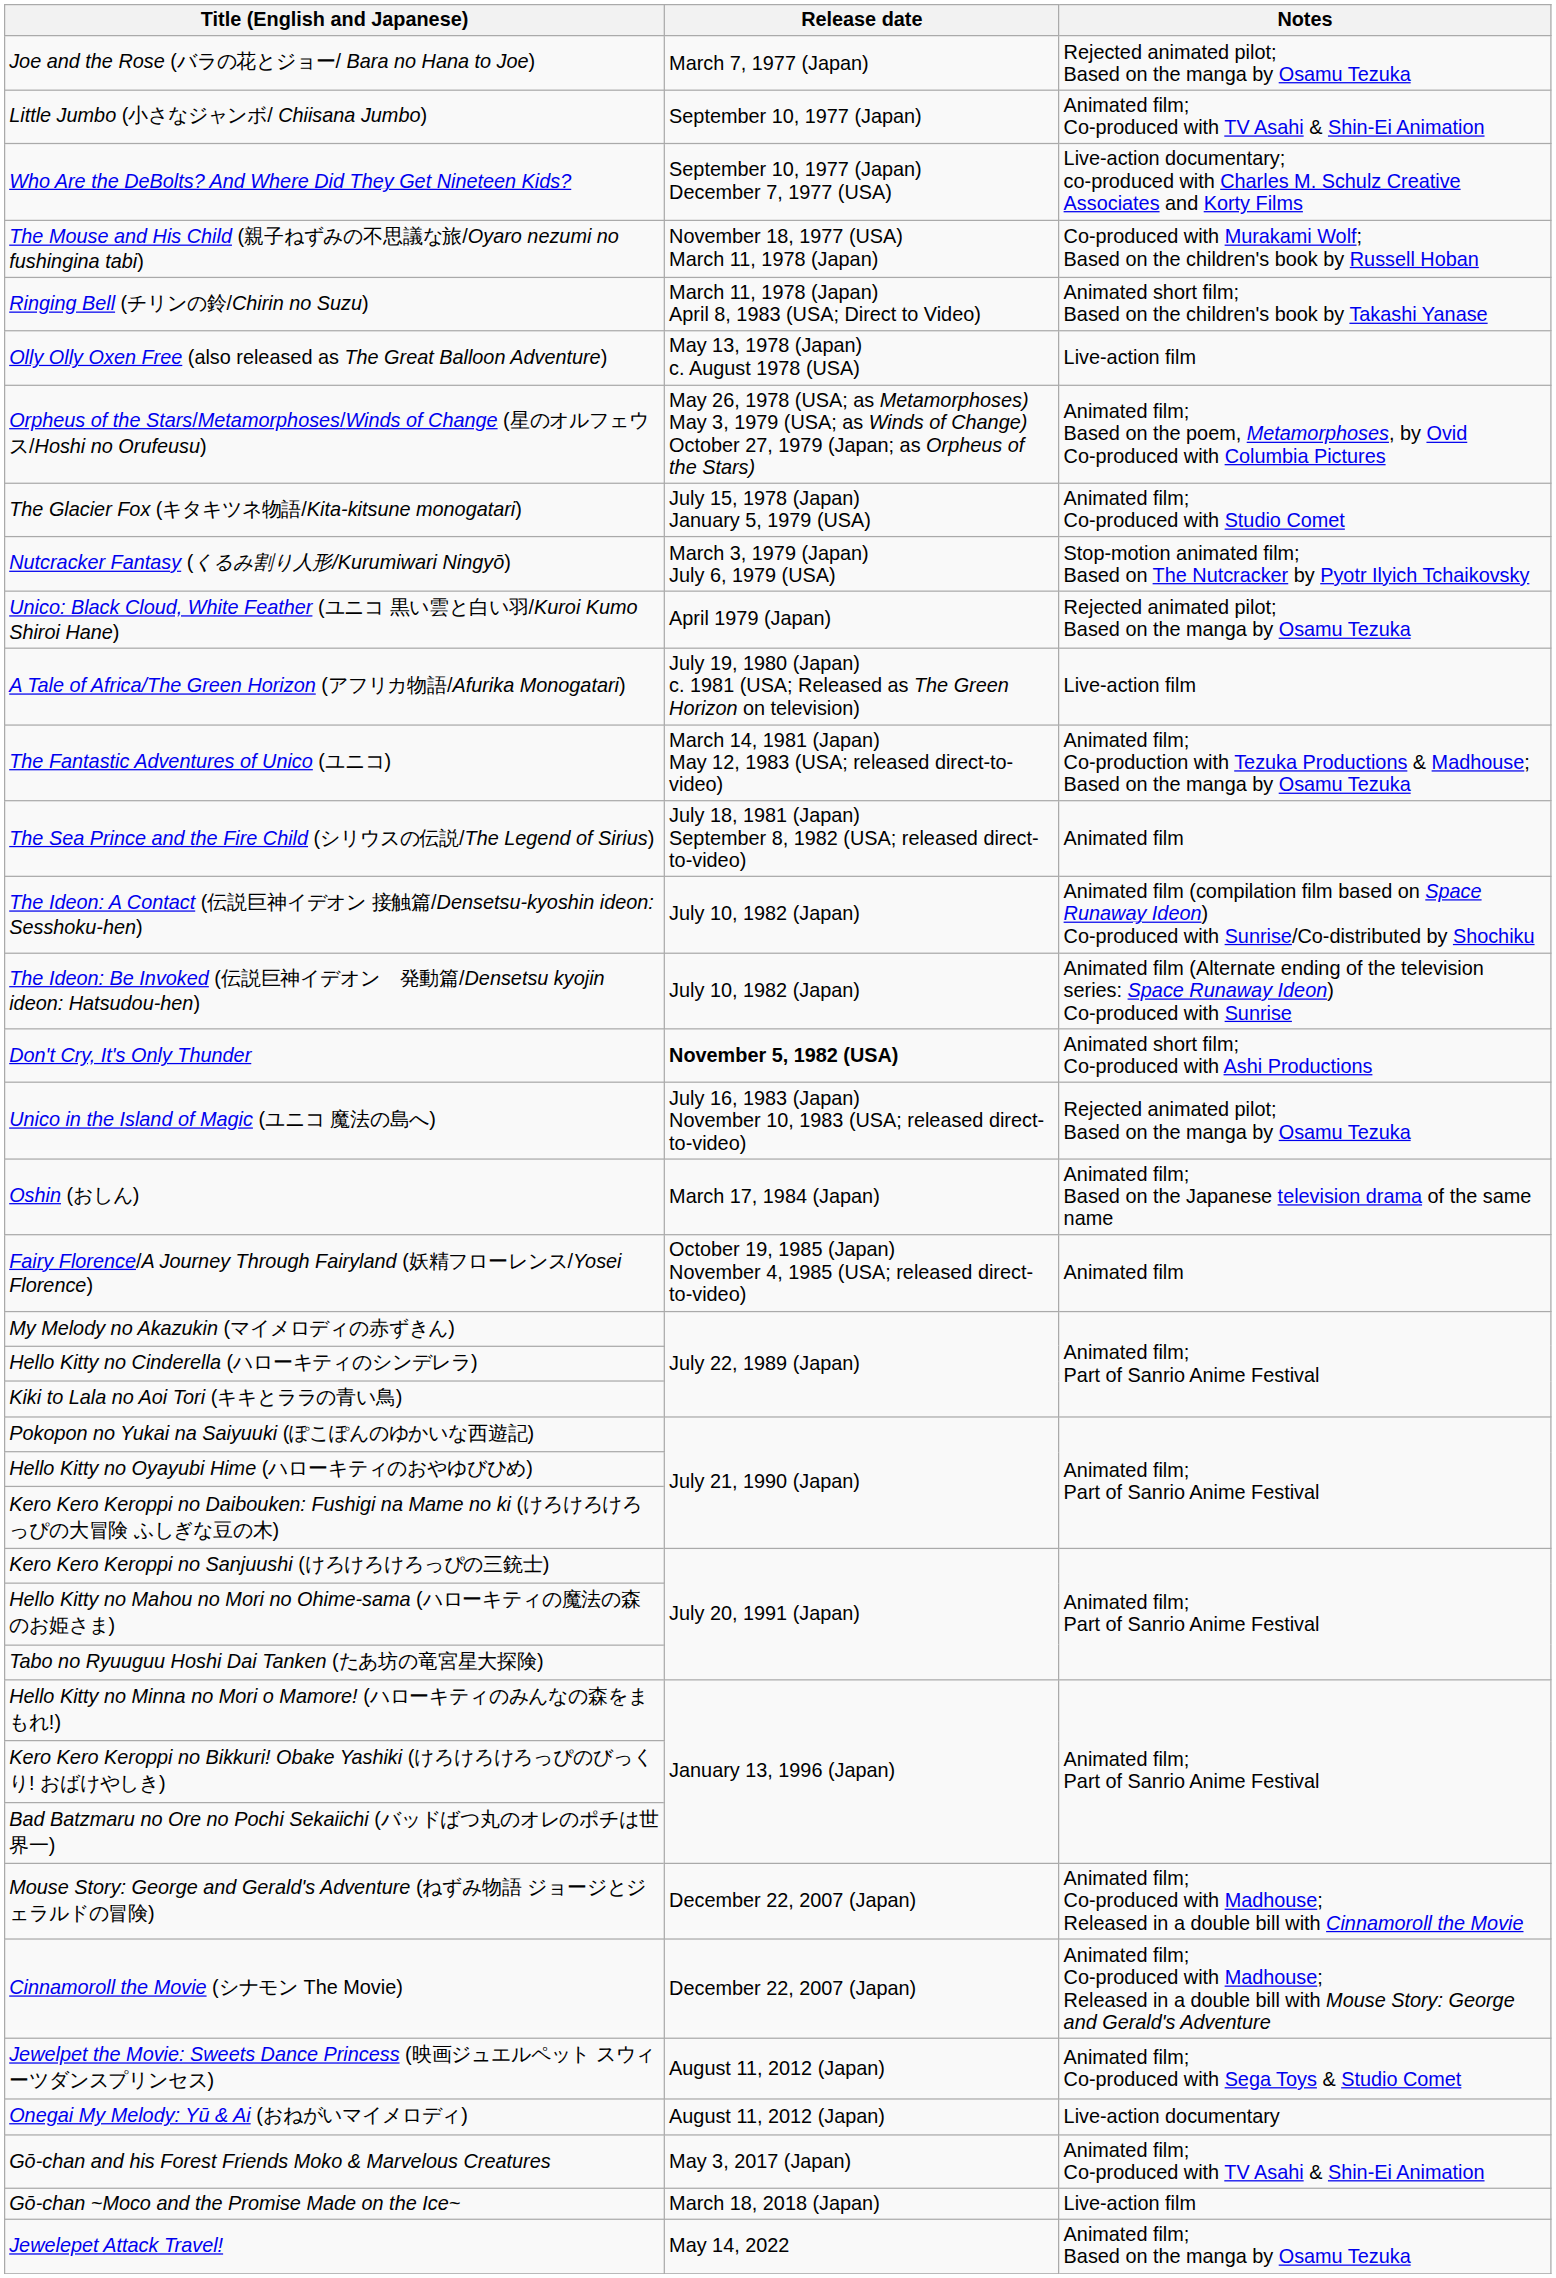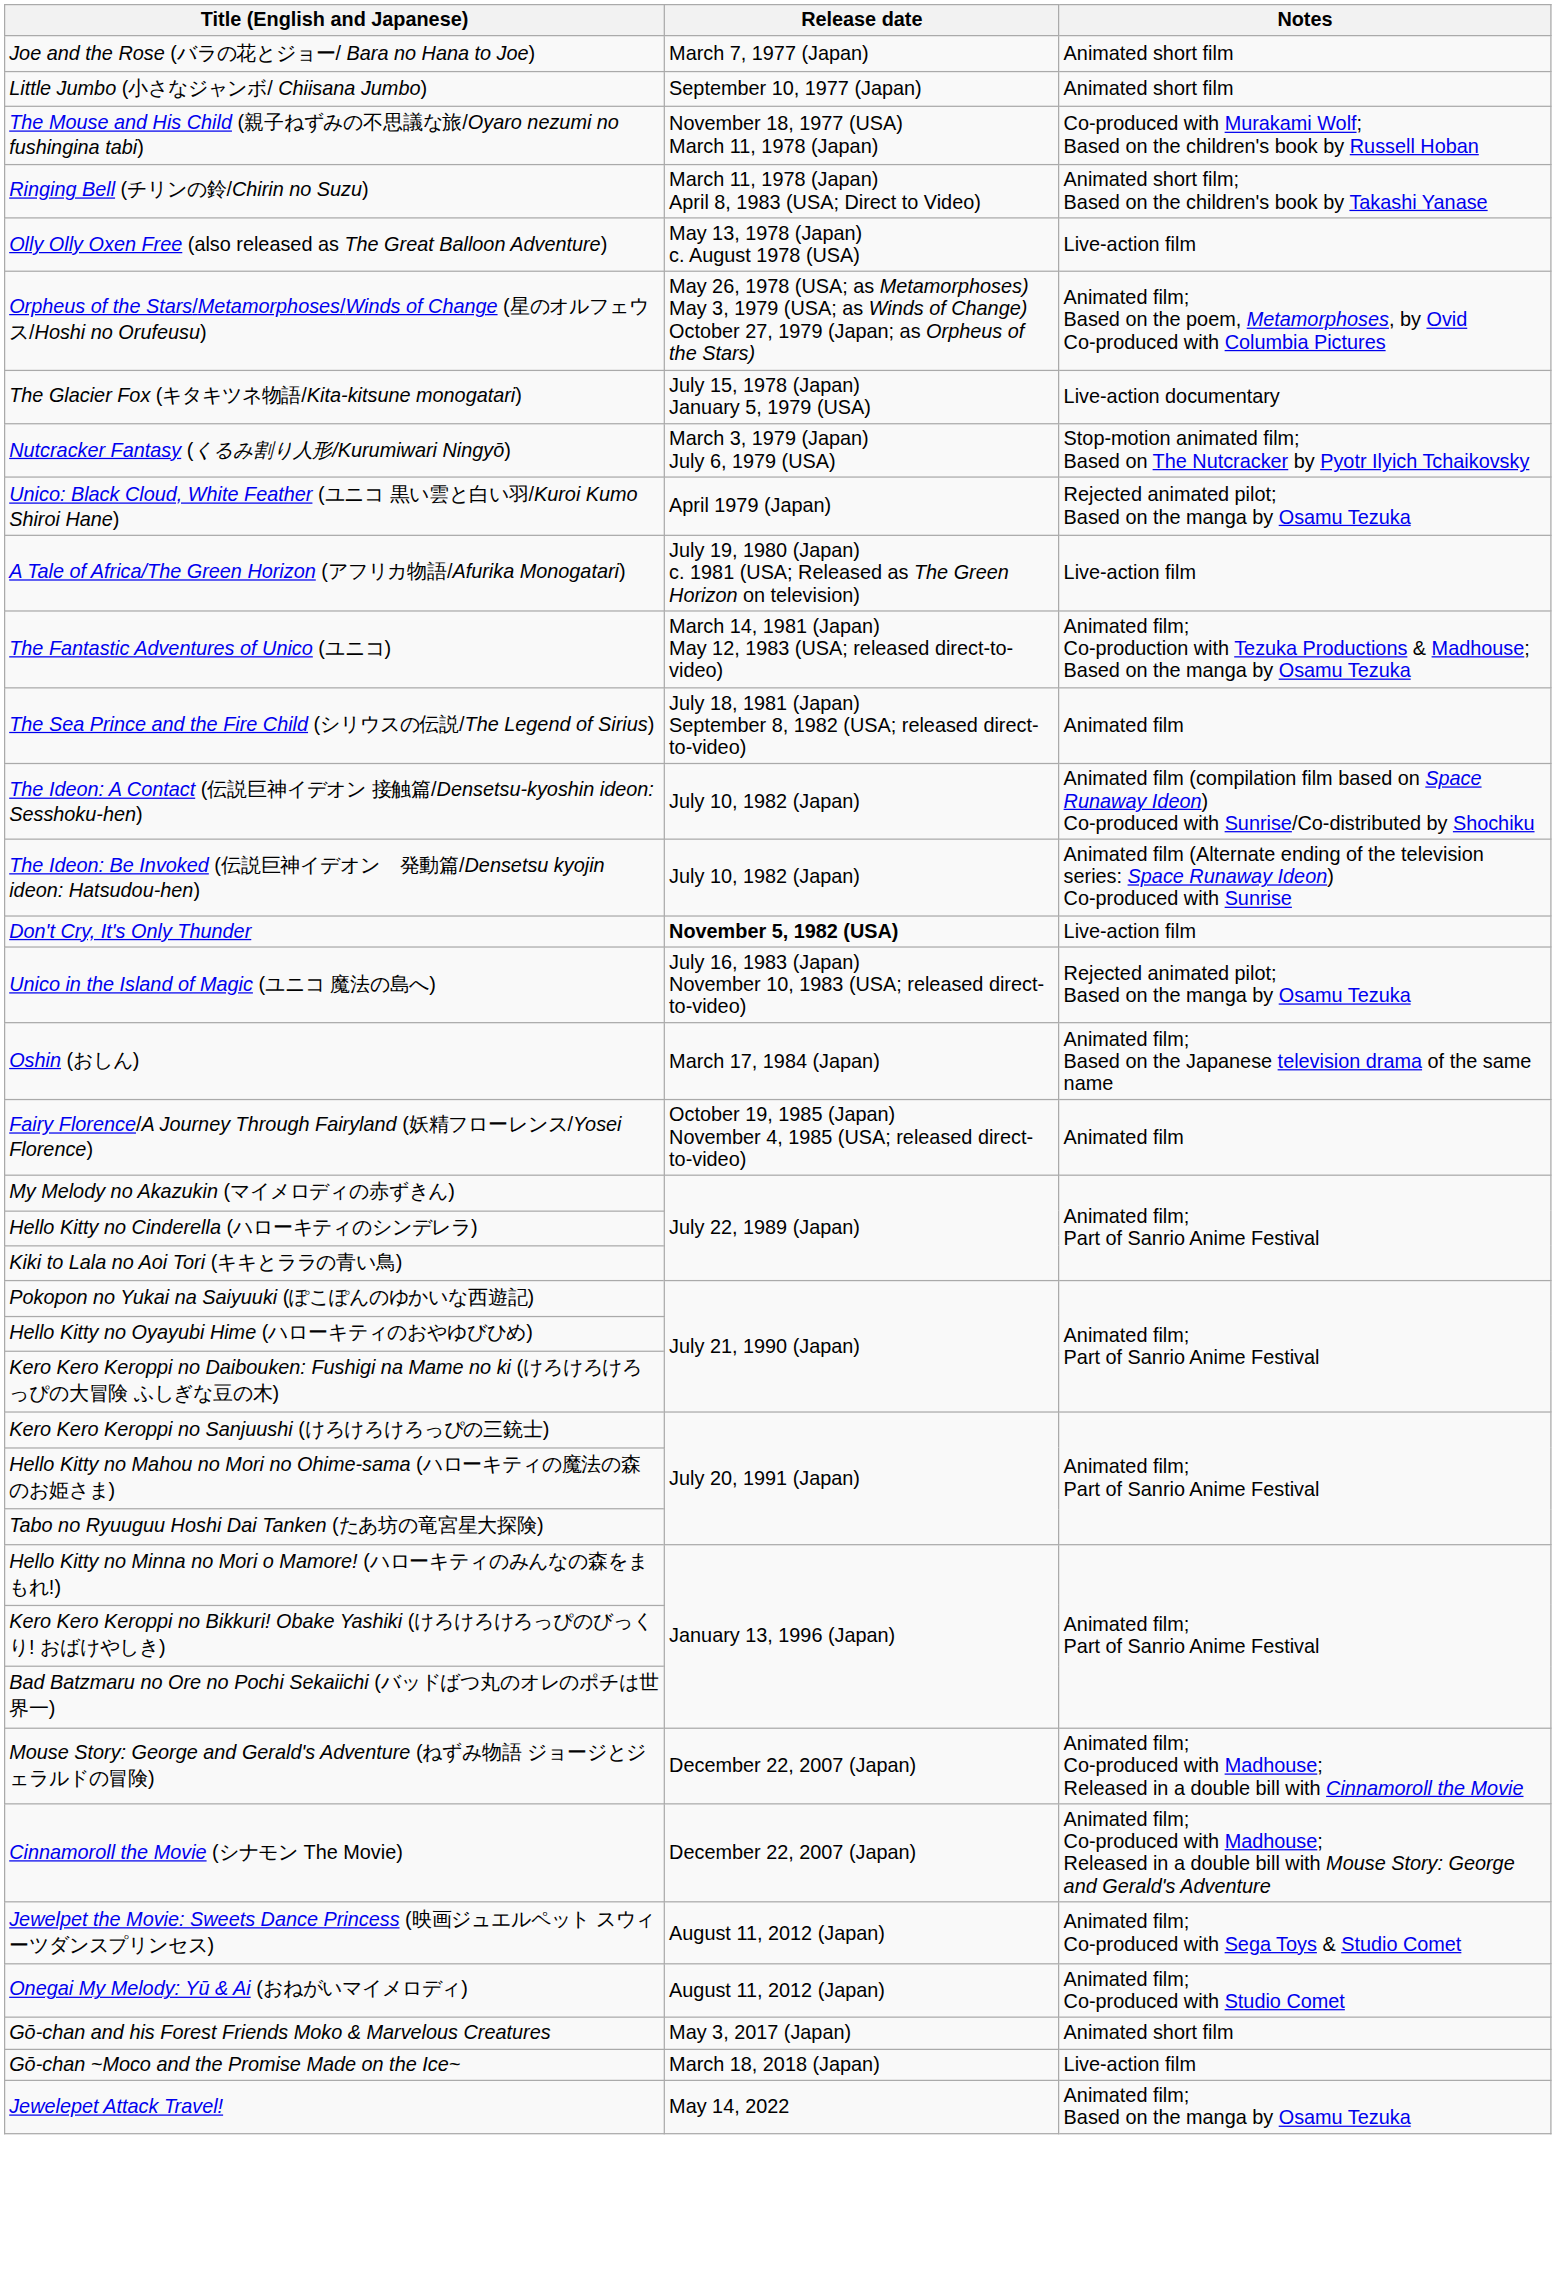(1237, 62) Rejected animated pilot; Based on the manga by Osamu Tezuka -> (1149, 53) Animated short film
(1274, 116) Animated film; Co-produced with TV Asahi & Shin-Ei Animation -> (1149, 88) Animated short film
- row: (290, 181)
(1204, 510) Animated film; Co-produced with Studio Comet -> (1172, 396) Live-action documentary
(1218, 1055) Animated short film; Co-produced with Ashi Productions -> (1130, 931) Live-action film
(1172, 2116) Live-action documentary -> (1204, 1990) Animated film; Co-produced with Studio Comet
(1274, 2161) Animated film; Co-produced with TV Asahi & Shin-Ei Animation -> (1149, 2032) Animated short film
